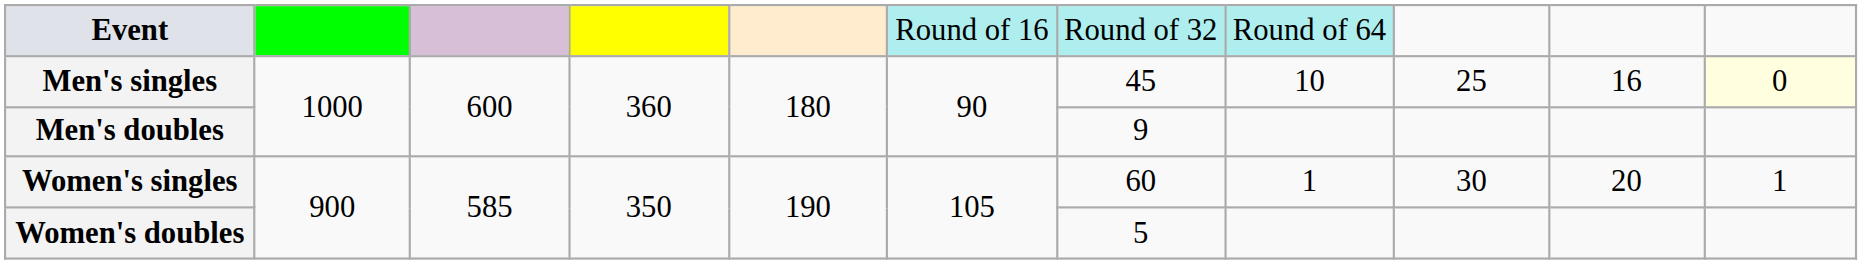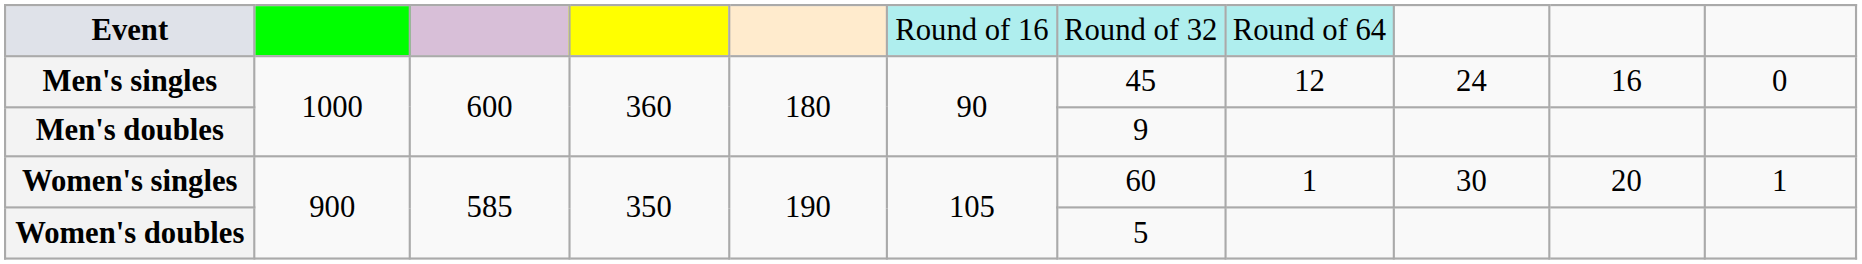(1309, 80) 10 -> (1309, 80) 12
(1471, 80) 25 -> (1471, 80) 24
(1780, 80) lightyellow background -> (1780, 80) no background
